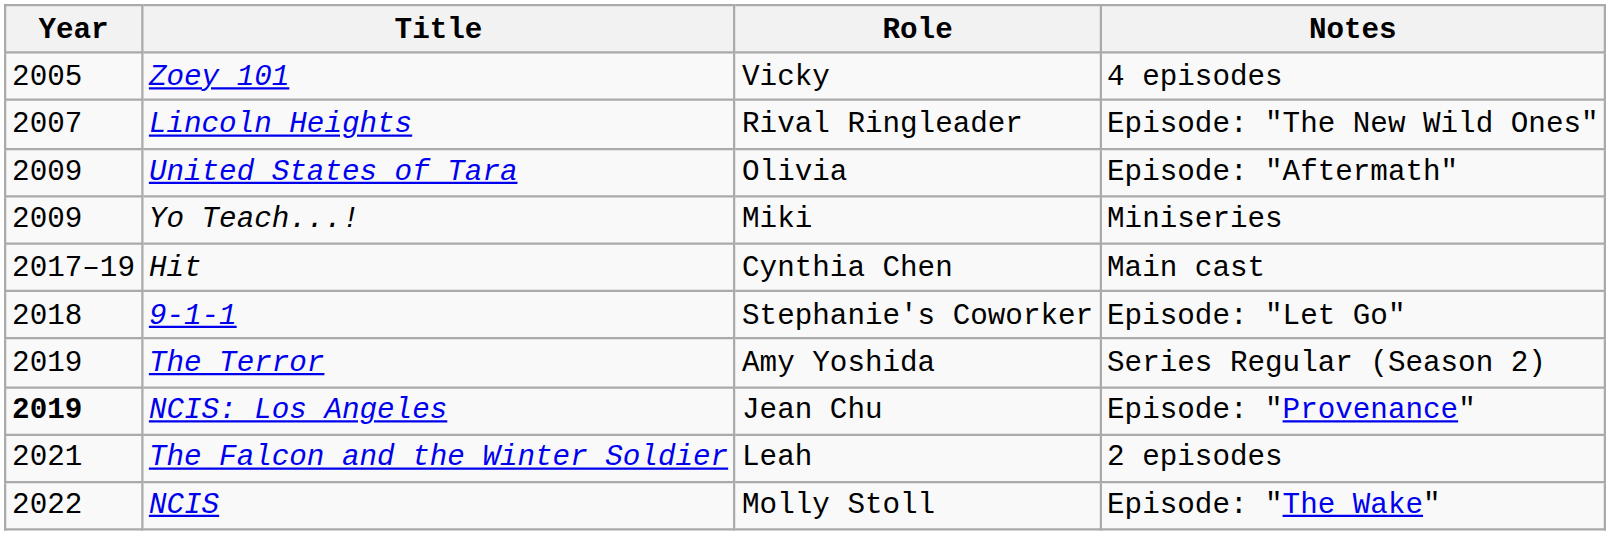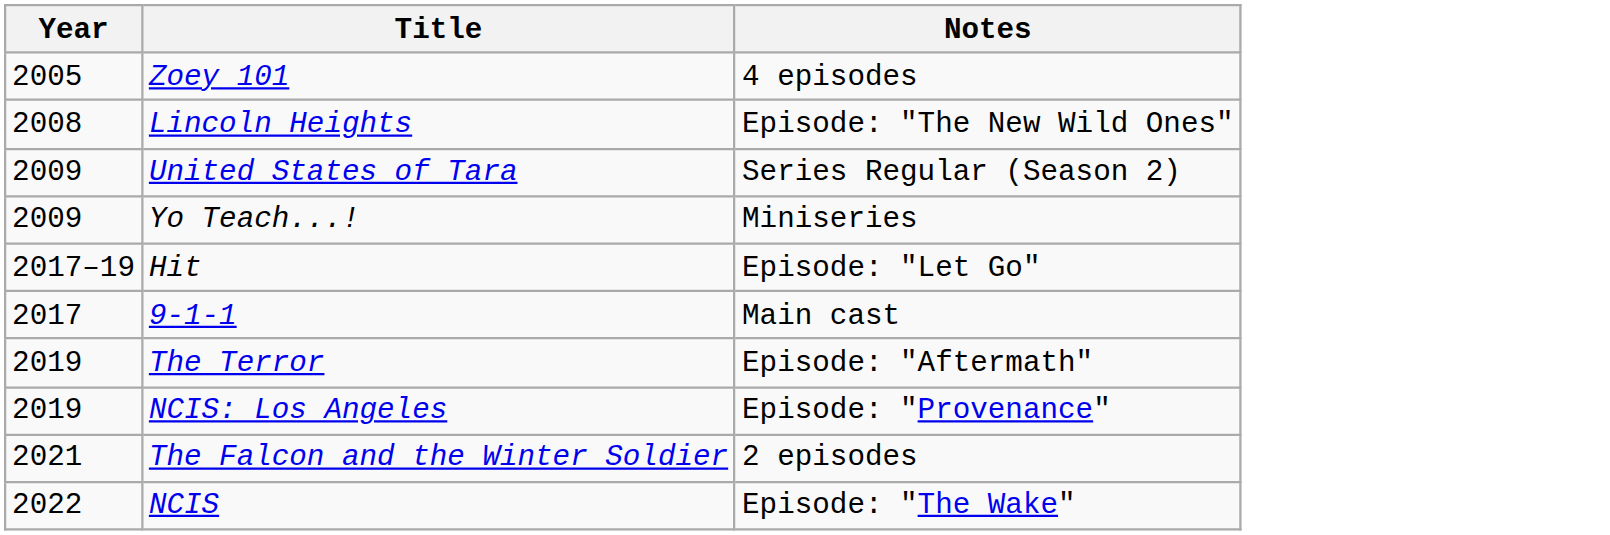- column: (918, 29)
(47, 124) 2007 -> (47, 124) 2008
(1283, 172) Episode: "Aftermath" -> (961, 172) Series Regular (Season 2)
(1186, 267) Main cast -> (891, 267) Episode: "Let Go"
(47, 315) 2018 -> (47, 315) 2017
(1256, 315) Episode: "Let Go" -> (821, 315) Main cast
(1326, 363) Series Regular (Season 2) -> (918, 363) Episode: "Aftermath"
(47, 410) bold -> (47, 410) normal
